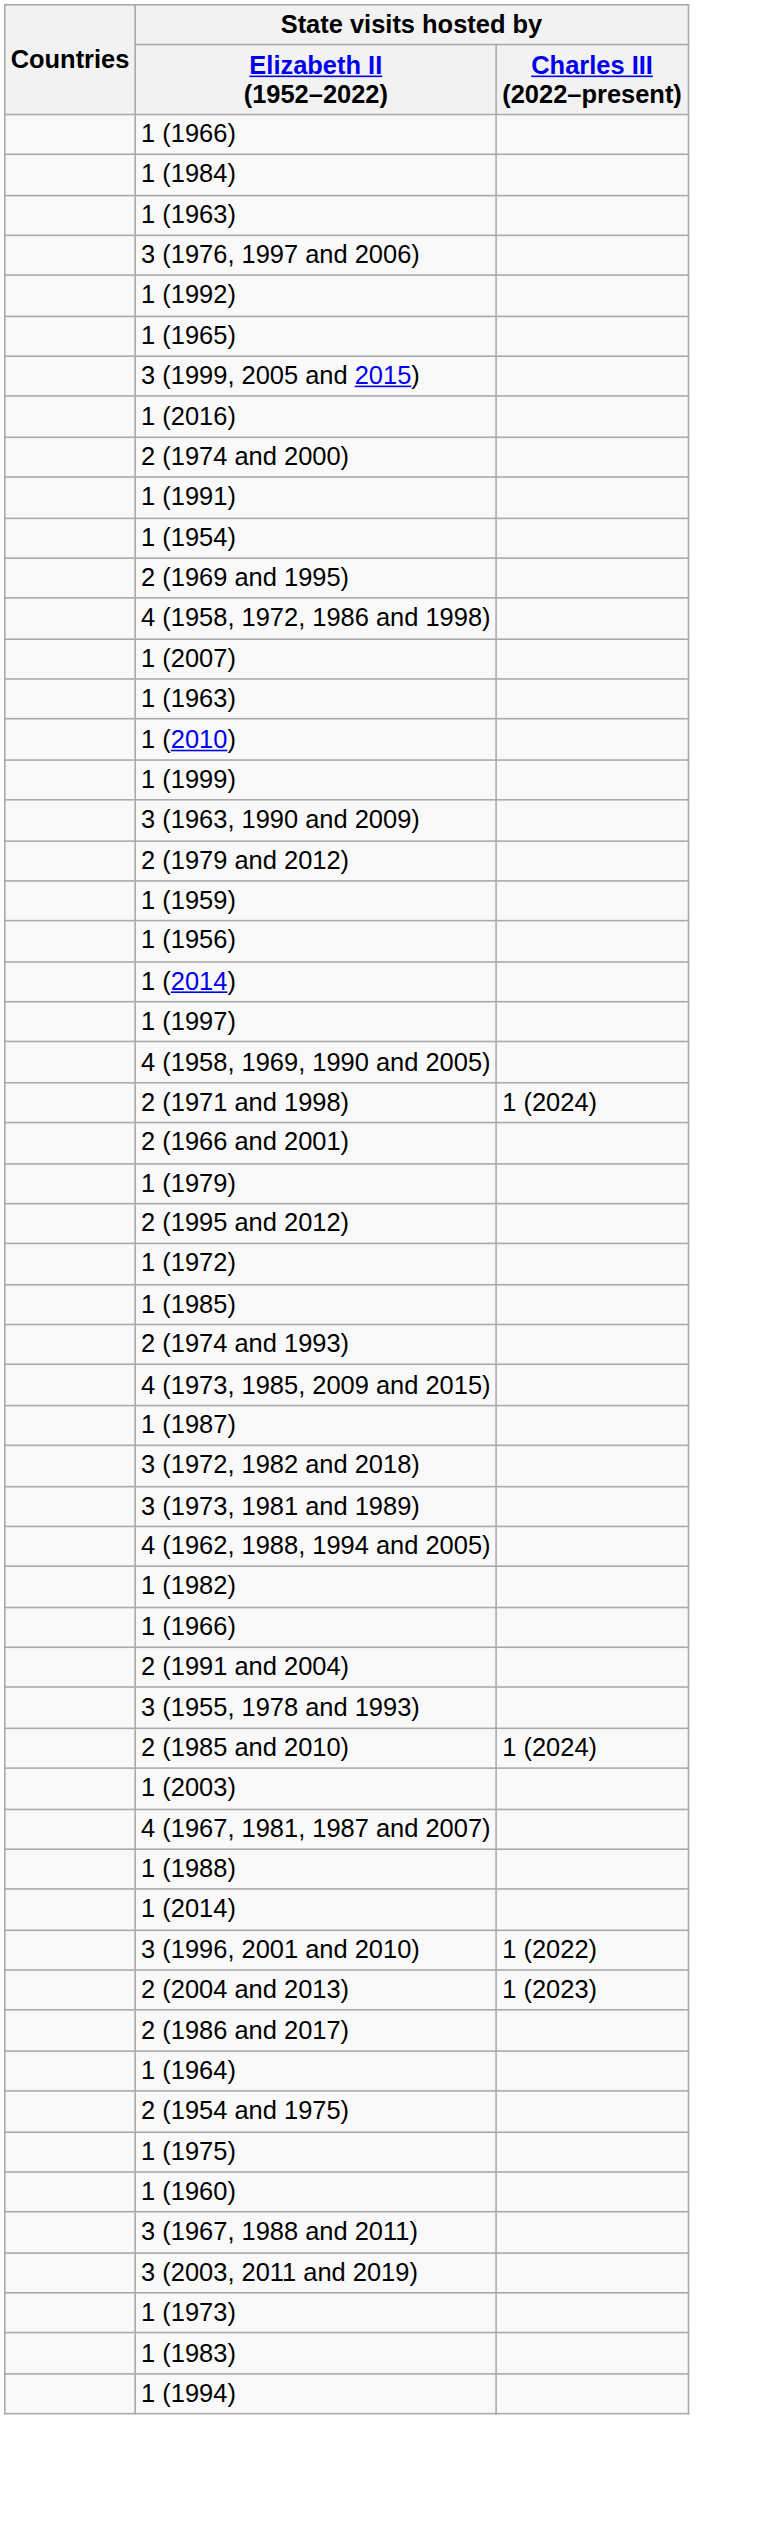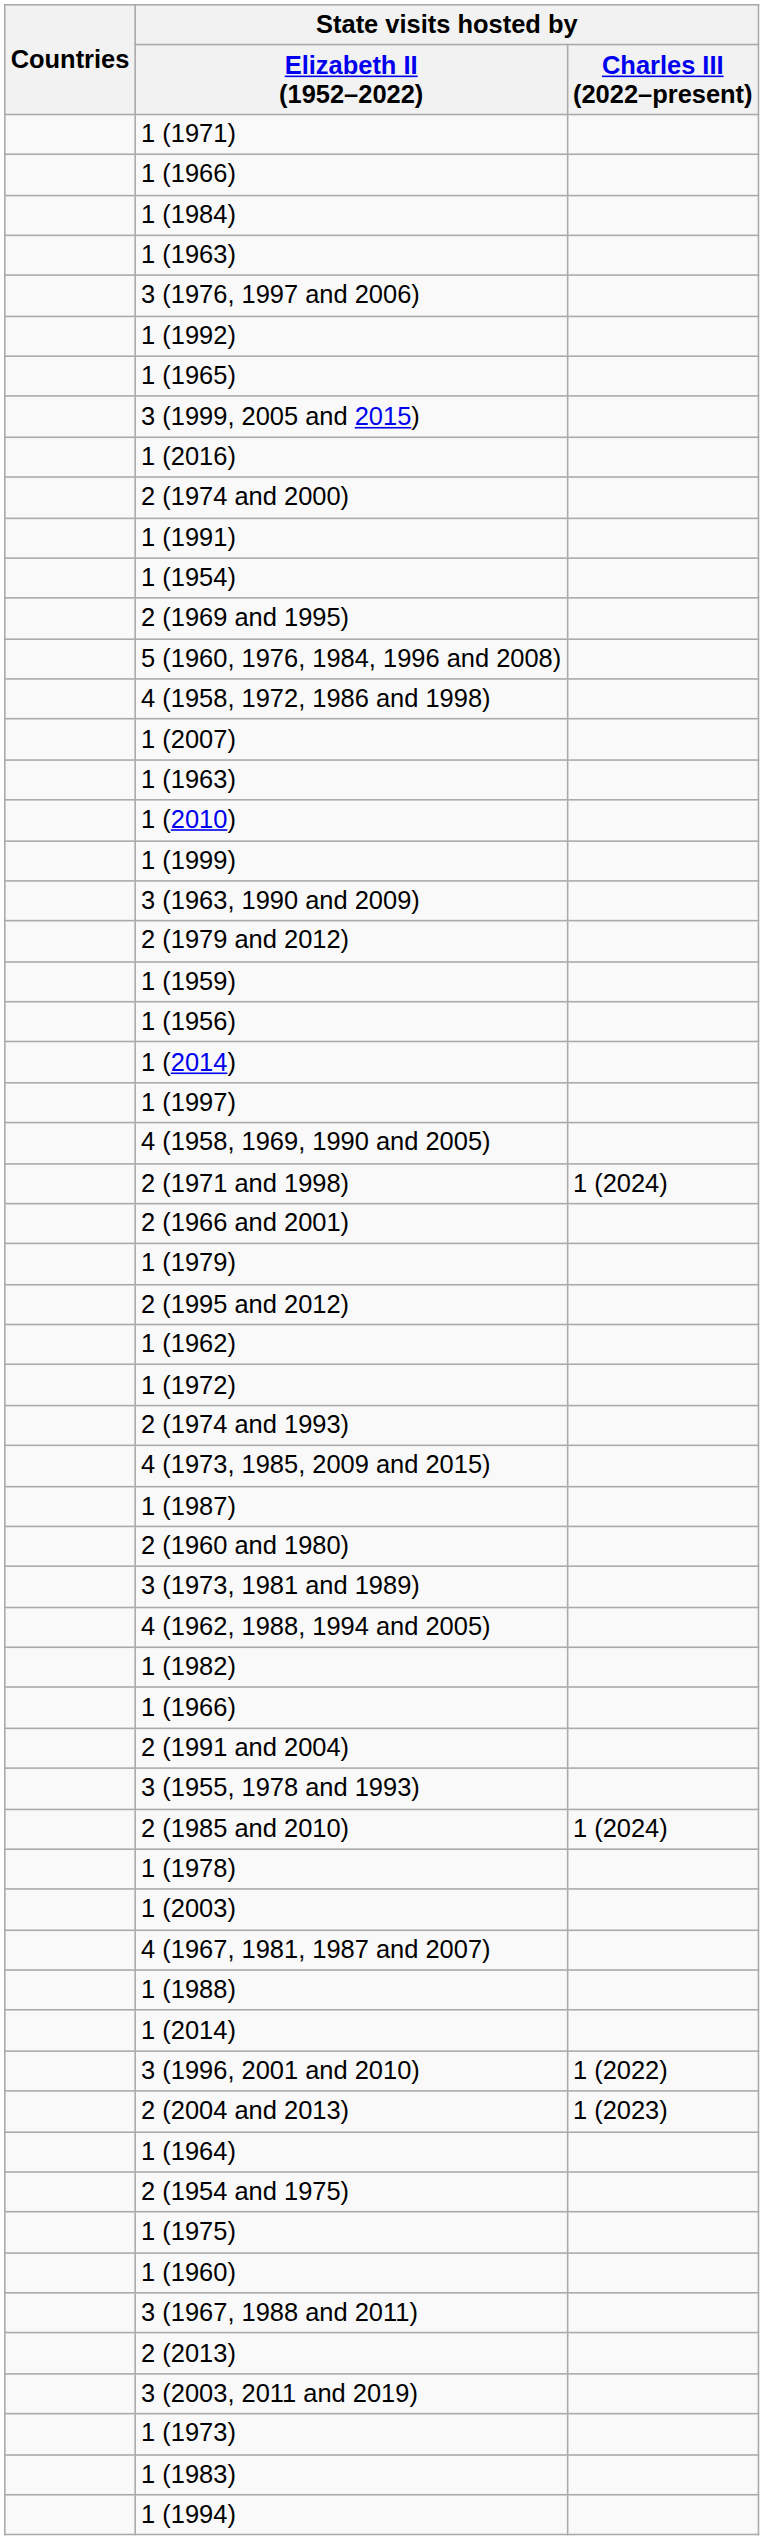+ row: (188, 133)
+ row: (351, 658)
+ row: (188, 1344)
- row: (188, 1304)
+ row: (245, 1546)
- row: (280, 1465)
+ row: (188, 1868)
- row: (245, 2030)
+ row: (188, 2353)
